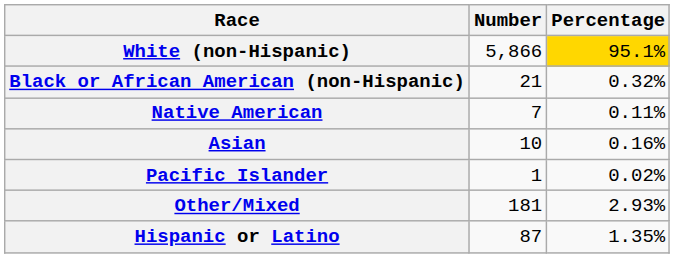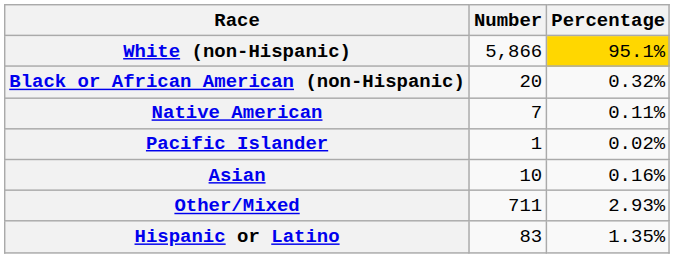(531, 82) 21 -> (531, 82) 20
rows swapped: (237, 144) <-> (237, 175)
(525, 206) 181 -> (525, 206) 711
(531, 237) 87 -> (531, 237) 83
